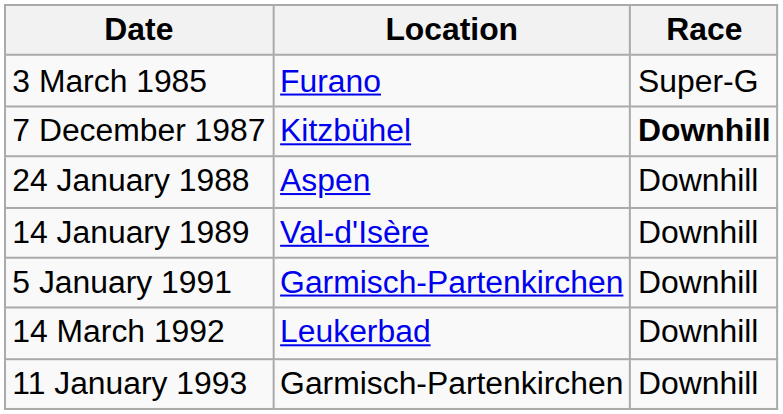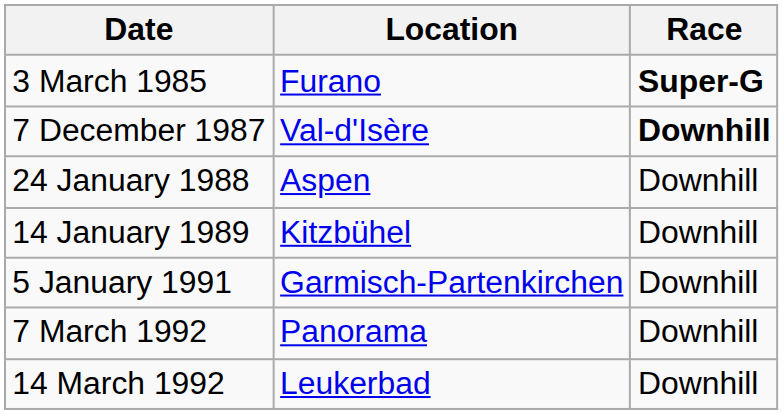(698, 80) normal -> (701, 80) bold
(346, 130) Kitzbühel -> (355, 130) Val-d'Isère
(355, 231) Val-d'Isère -> (346, 231) Kitzbühel
+ row: (110, 332)
- row: (130, 383)
